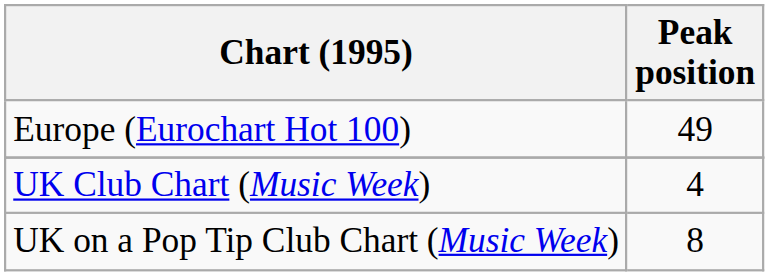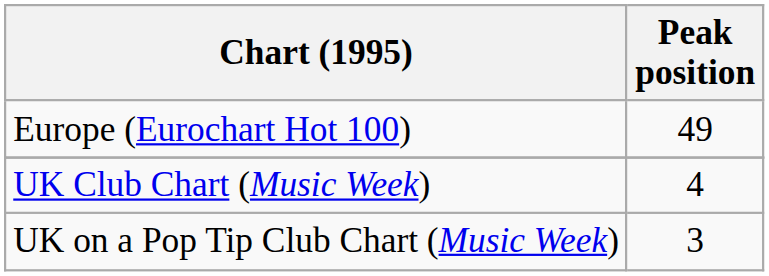(695, 240) 8 -> (695, 240) 3
